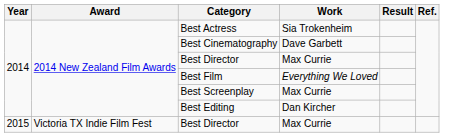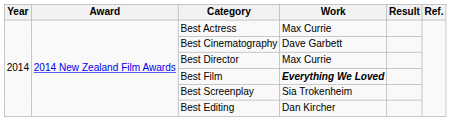(317, 28) Sia Trokenheim -> (307, 28) Max Currie
(330, 76) normal -> (333, 76) bold
(307, 92) Max Currie -> (317, 92) Sia Trokenheim
- row: (18, 124)
